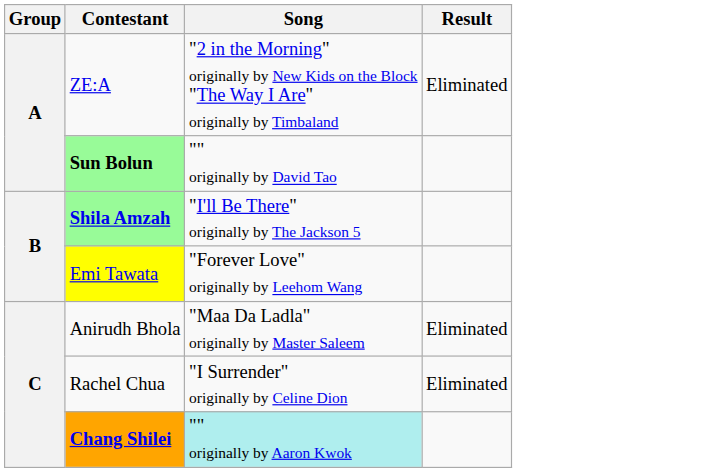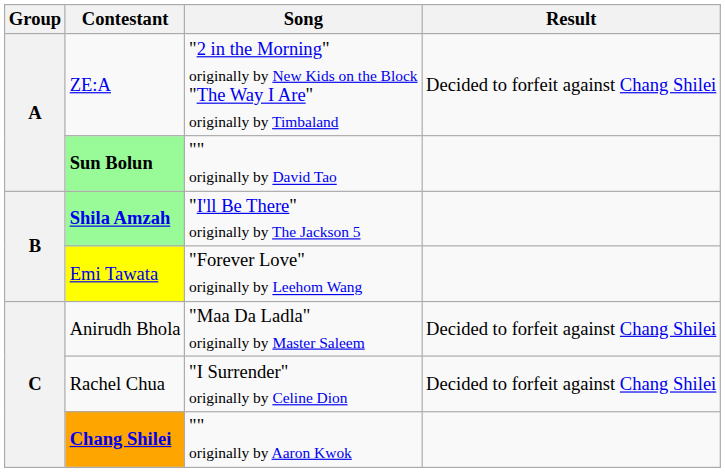(467, 84) Eliminated -> (571, 84) Decided to forfeit against Chang Shilei
(467, 328) Eliminated -> (571, 328) Decided to forfeit against Chang Shilei
(467, 384) Eliminated -> (571, 384) Decided to forfeit against Chang Shilei
(270, 439) paleturquoise background -> (270, 439) no background
